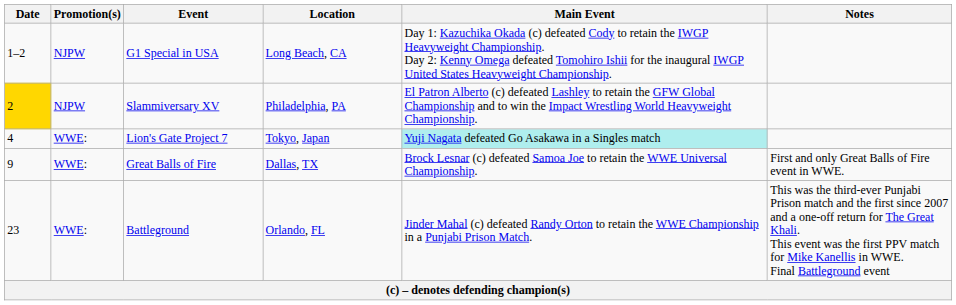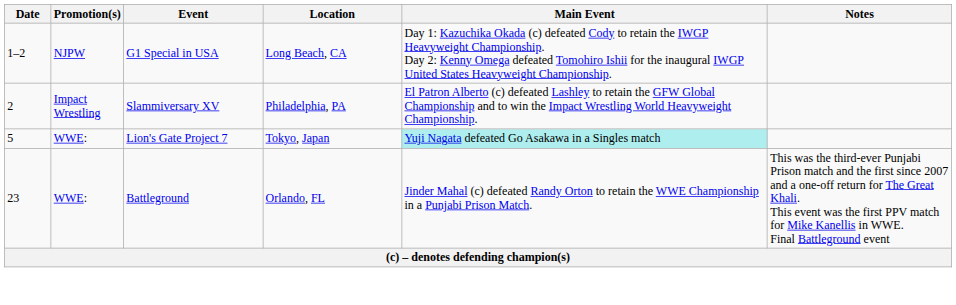(10, 106) gold background -> (10, 106) no background
(69, 106) NJPW -> (77, 106) Impact Wrestling
(10, 138) 4 -> (10, 138) 5
- row: (171, 164)
